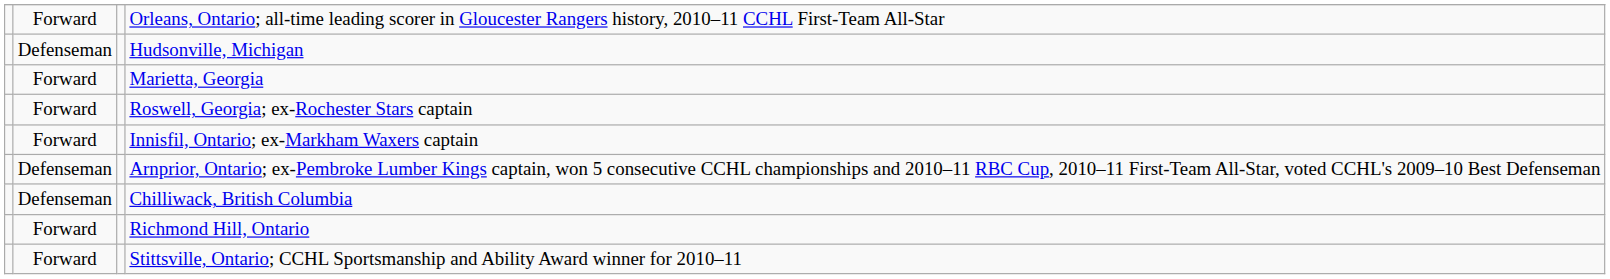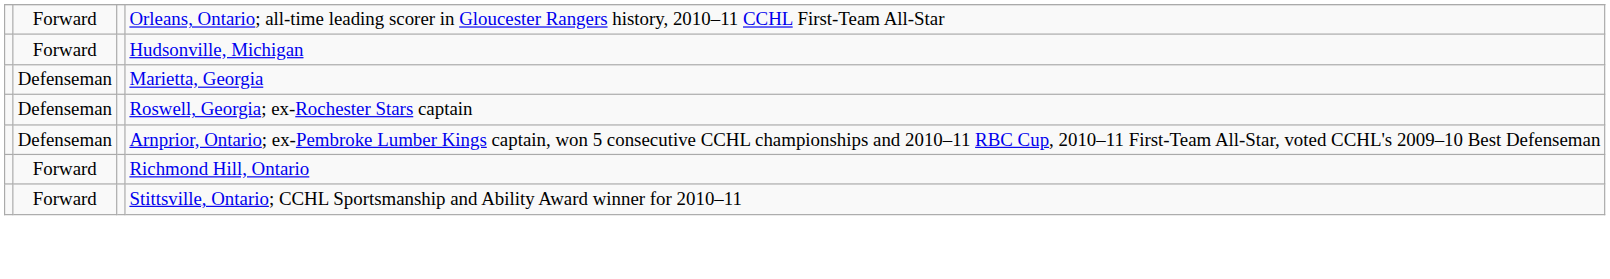(65, 49) Defenseman -> (65, 49) Forward
(65, 79) Forward -> (65, 79) Defenseman
(65, 109) Forward -> (65, 109) Defenseman
- row: (304, 139)
- row: (241, 199)
